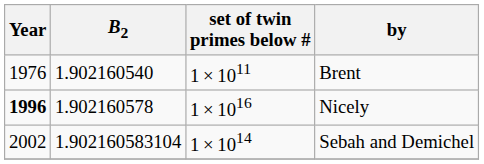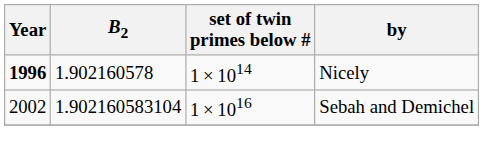- row: (340, 72)
(221, 107) 1 × 1016 -> (221, 72) 1 × 1014
(221, 142) 1 × 1014 -> (221, 107) 1 × 1016
